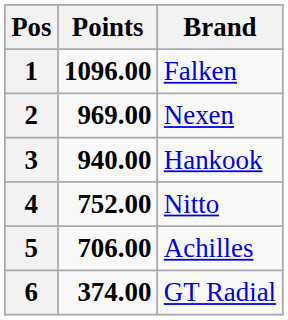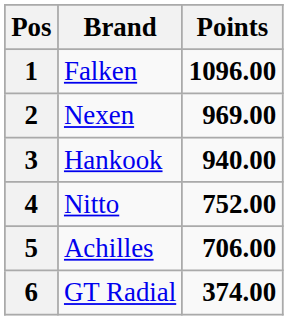columns swapped: (220, 26) <-> (108, 26)
